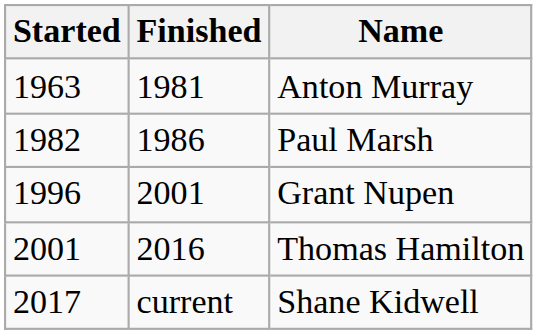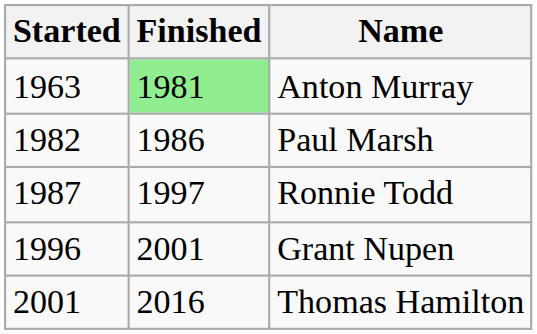(171, 85) no background -> (171, 85) lightgreen background
+ row: (365, 193)
- row: (378, 301)
